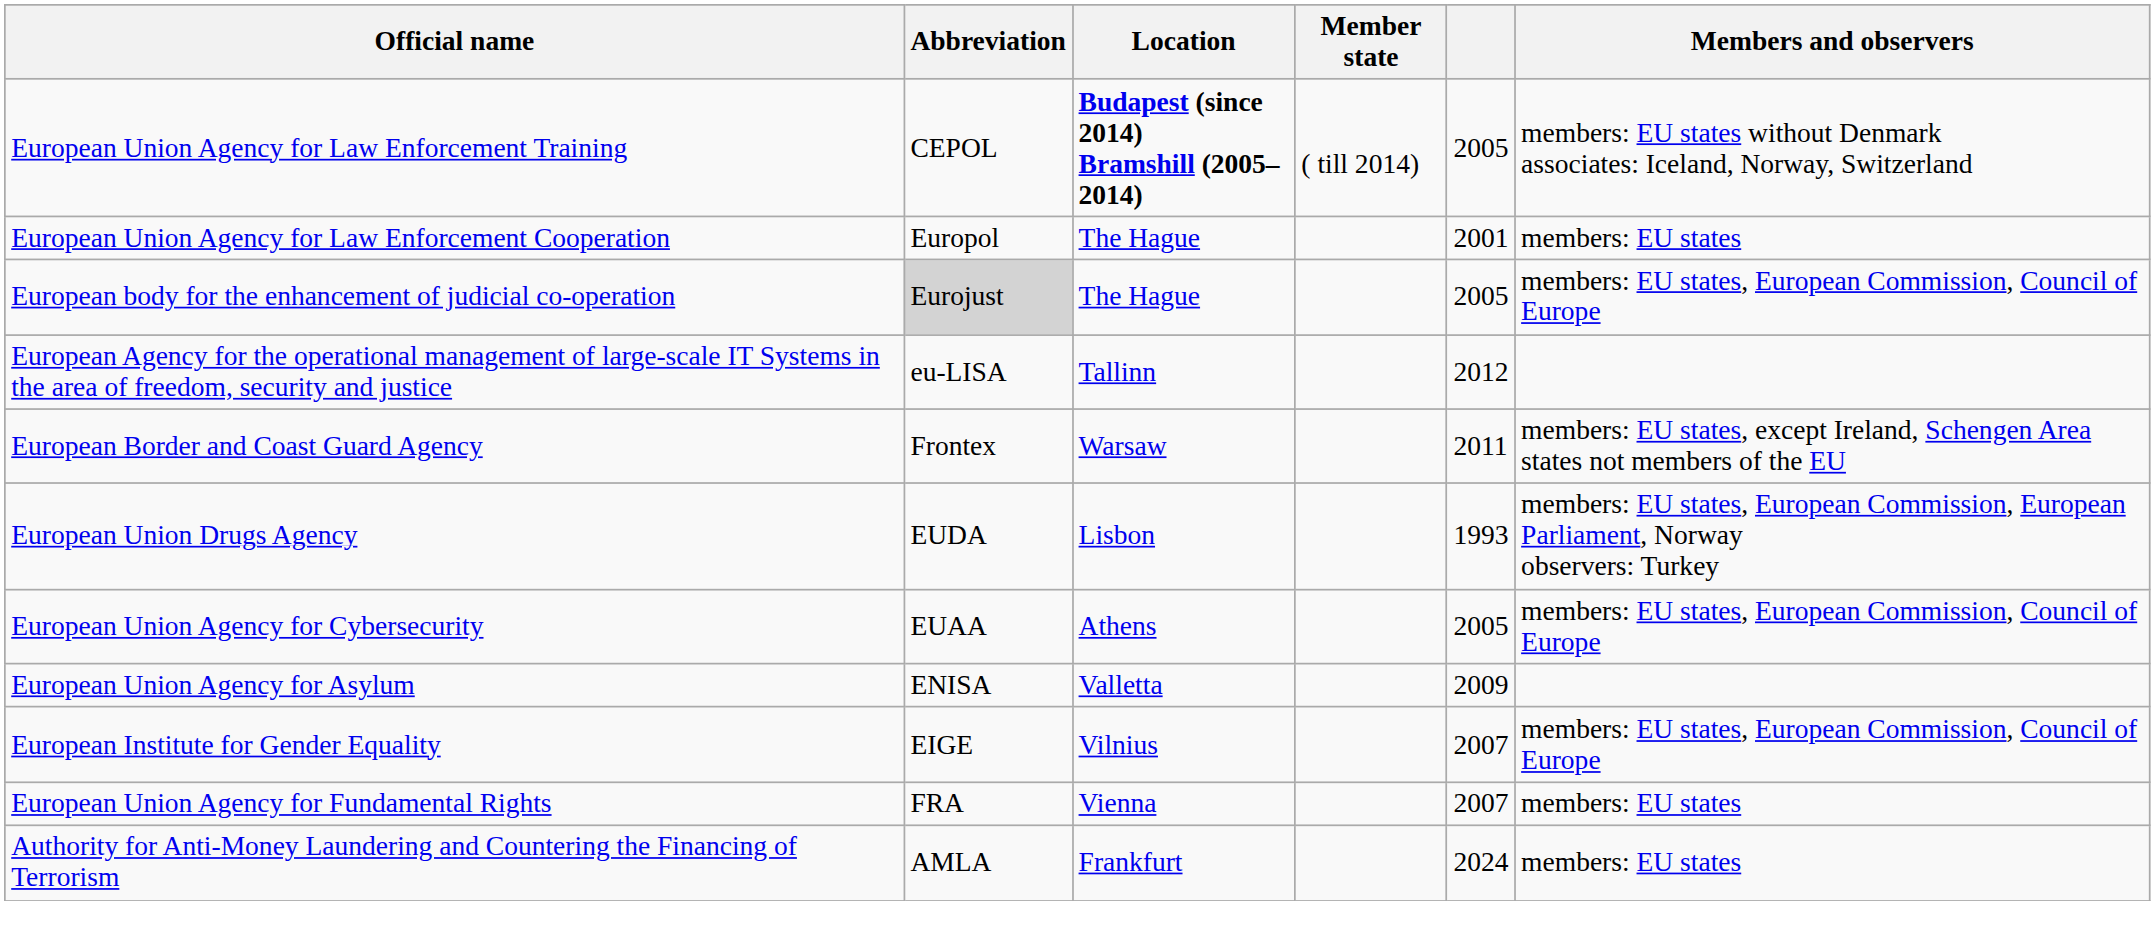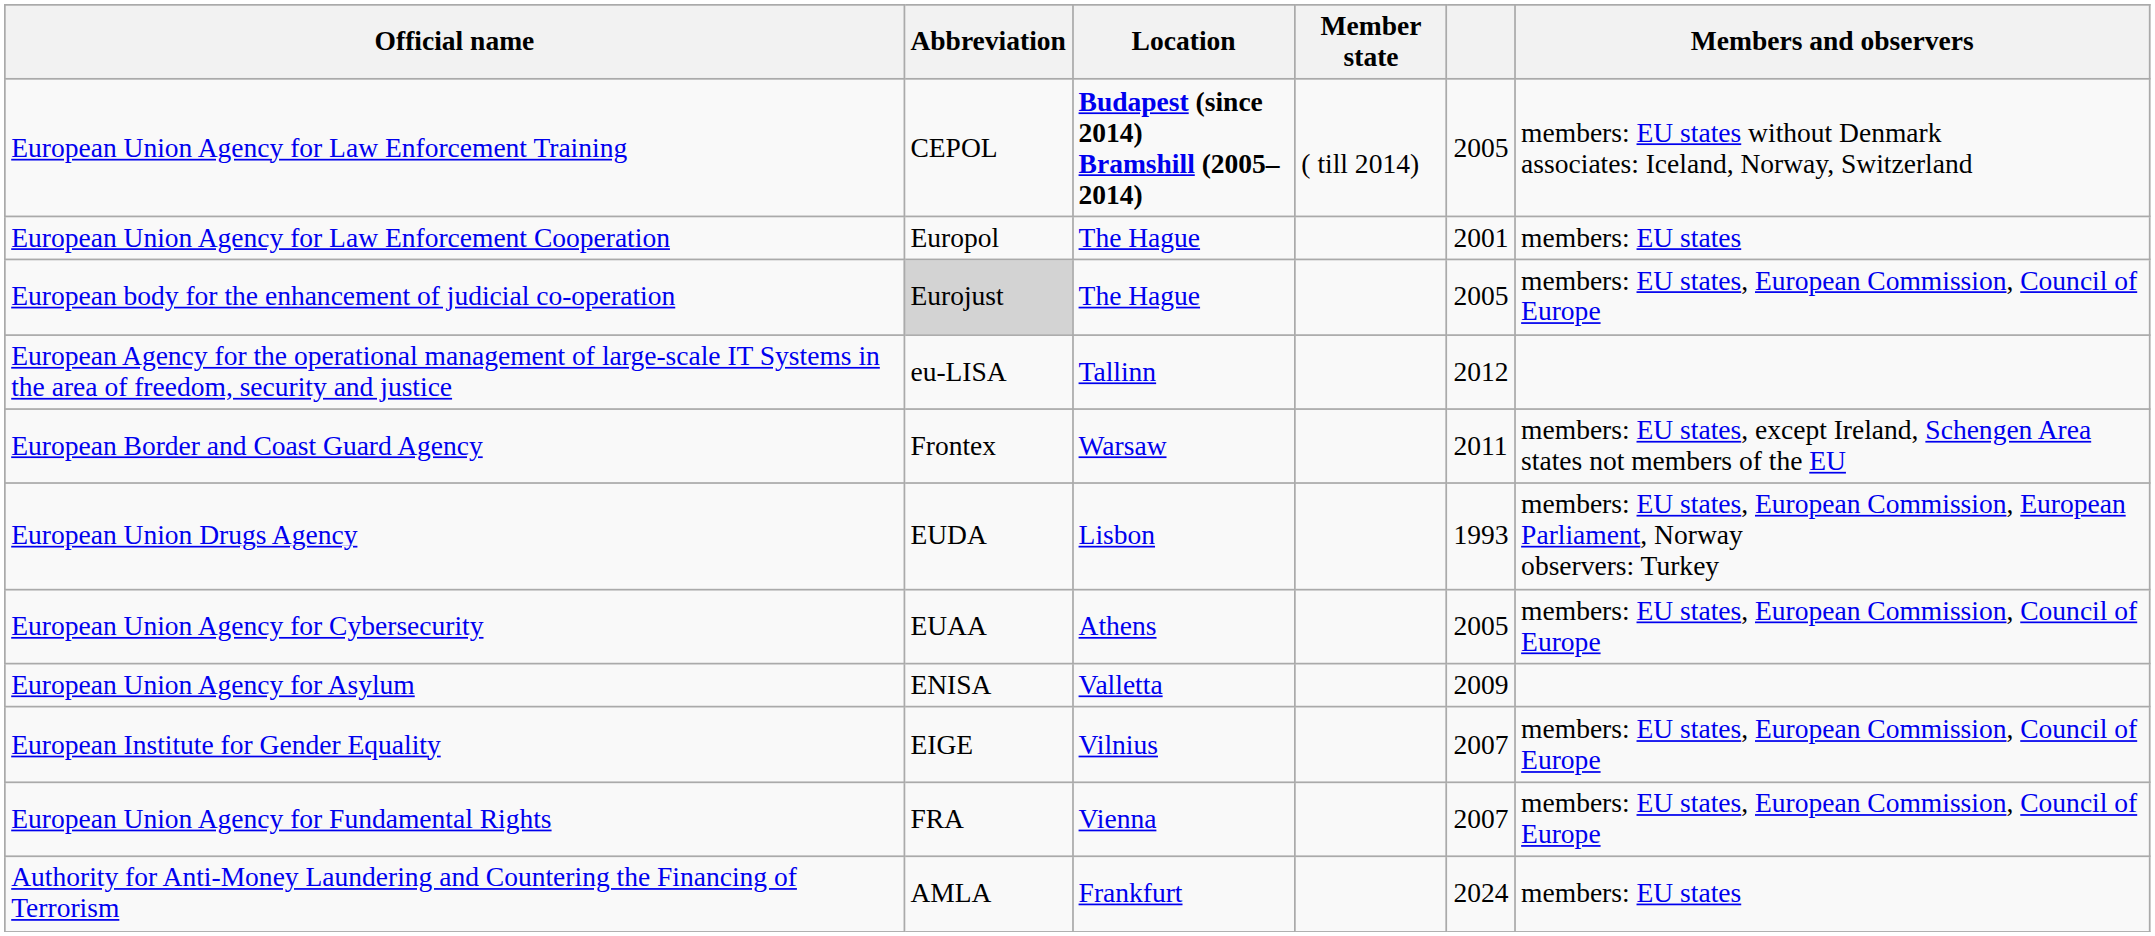(1631, 803) members: EU states -> (1829, 818) members: EU states, European Commission, Council of Europe
